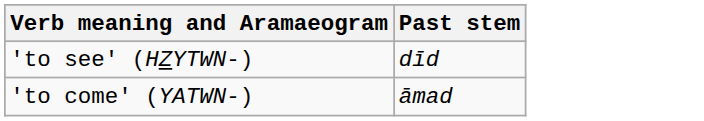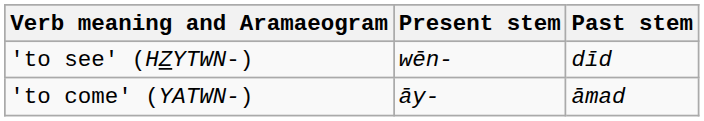+ column: (480, 23)
